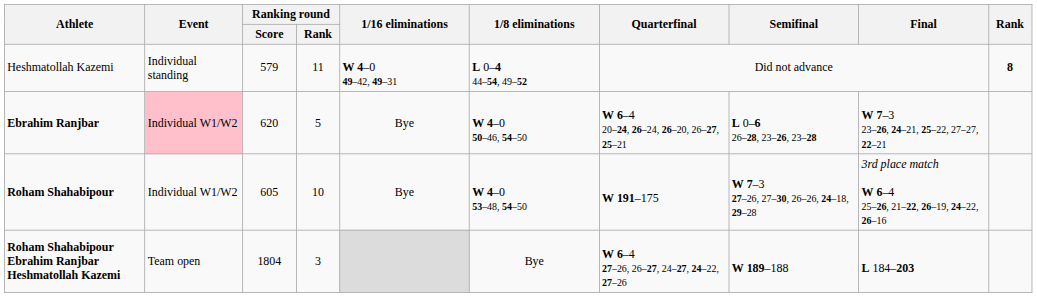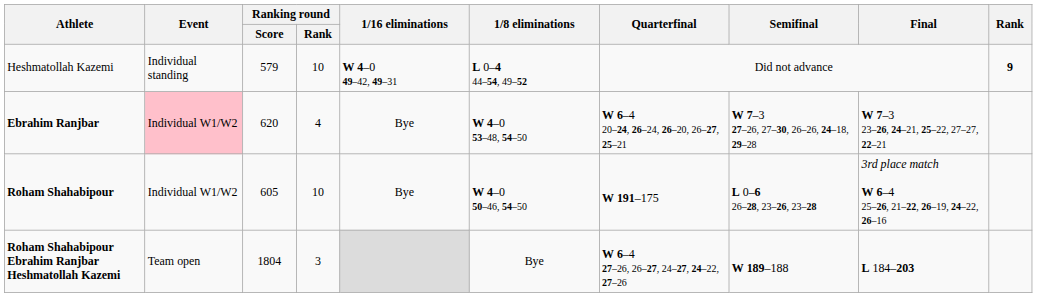(318, 68) 11 -> (318, 68) 10
(1010, 68) 8 -> (1010, 68) 9
(318, 123) 5 -> (318, 123) 4
(500, 130) W 4–0 50–46, 54–50 -> (500, 130) W 4–0 53–48, 54–50
(774, 130) L 0–6 26–28, 23–26, 23–28 -> (790, 130) W 7–3 27–26, 27–30, 26–26, 24–18, 29–28
(500, 199) W 4–0 53–48, 54–50 -> (500, 199) W 4–0 50–46, 54–50
(790, 199) W 7–3 27–26, 27–30, 26–26, 24–18, 29–28 -> (774, 199) L 0–6 26–28, 23–26, 23–28
